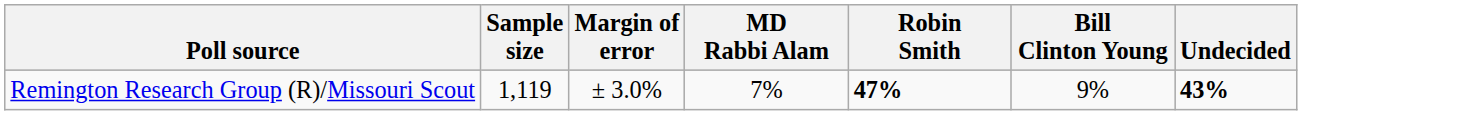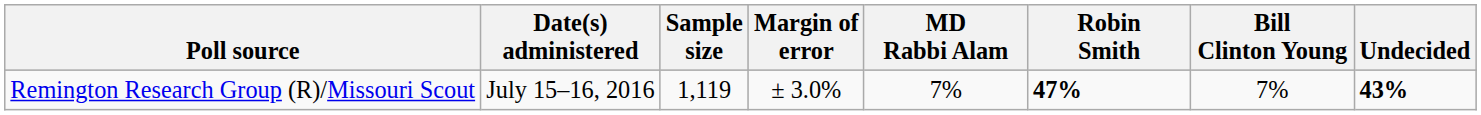+ column: (570, 37)
(1093, 89) 9% -> (1272, 89) 7%
